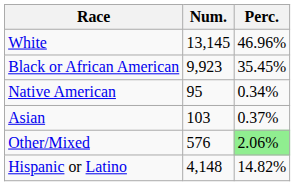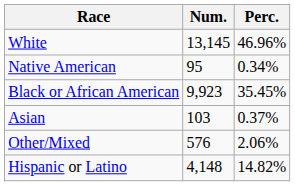rows swapped: (94, 67) <-> (62, 92)
(258, 142) lightgreen background -> (258, 142) no background
